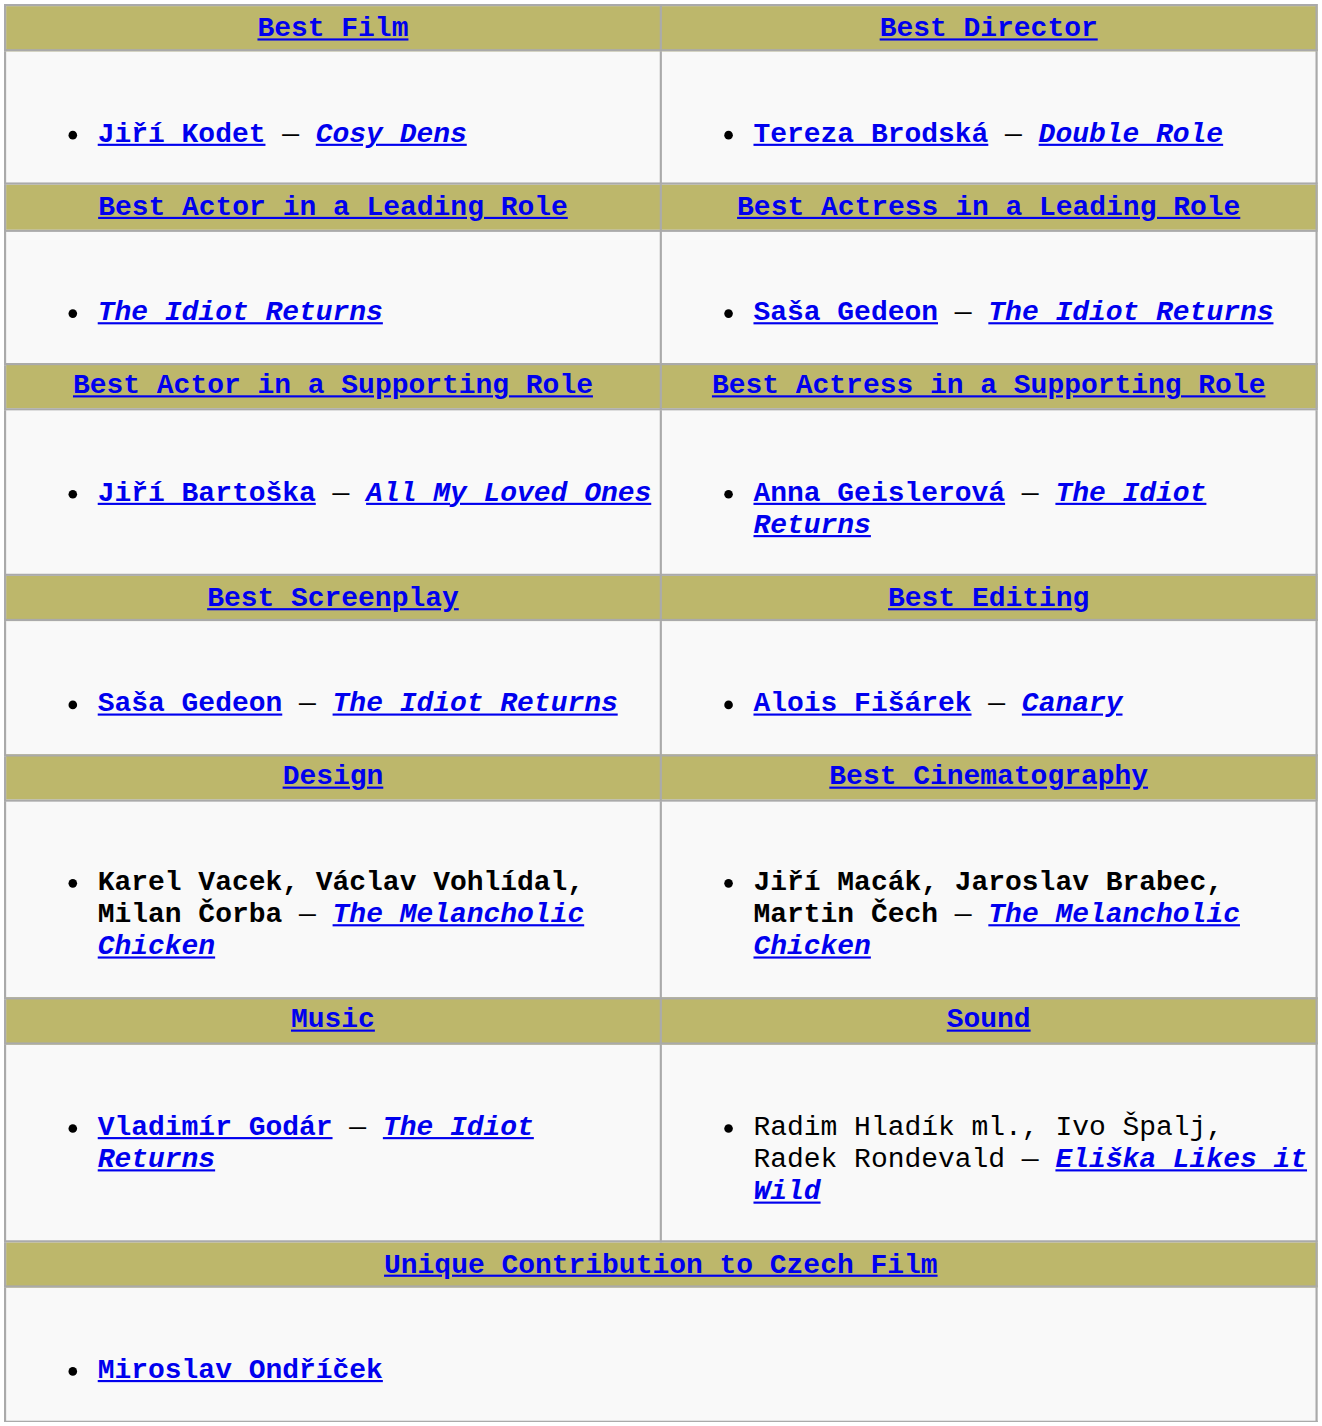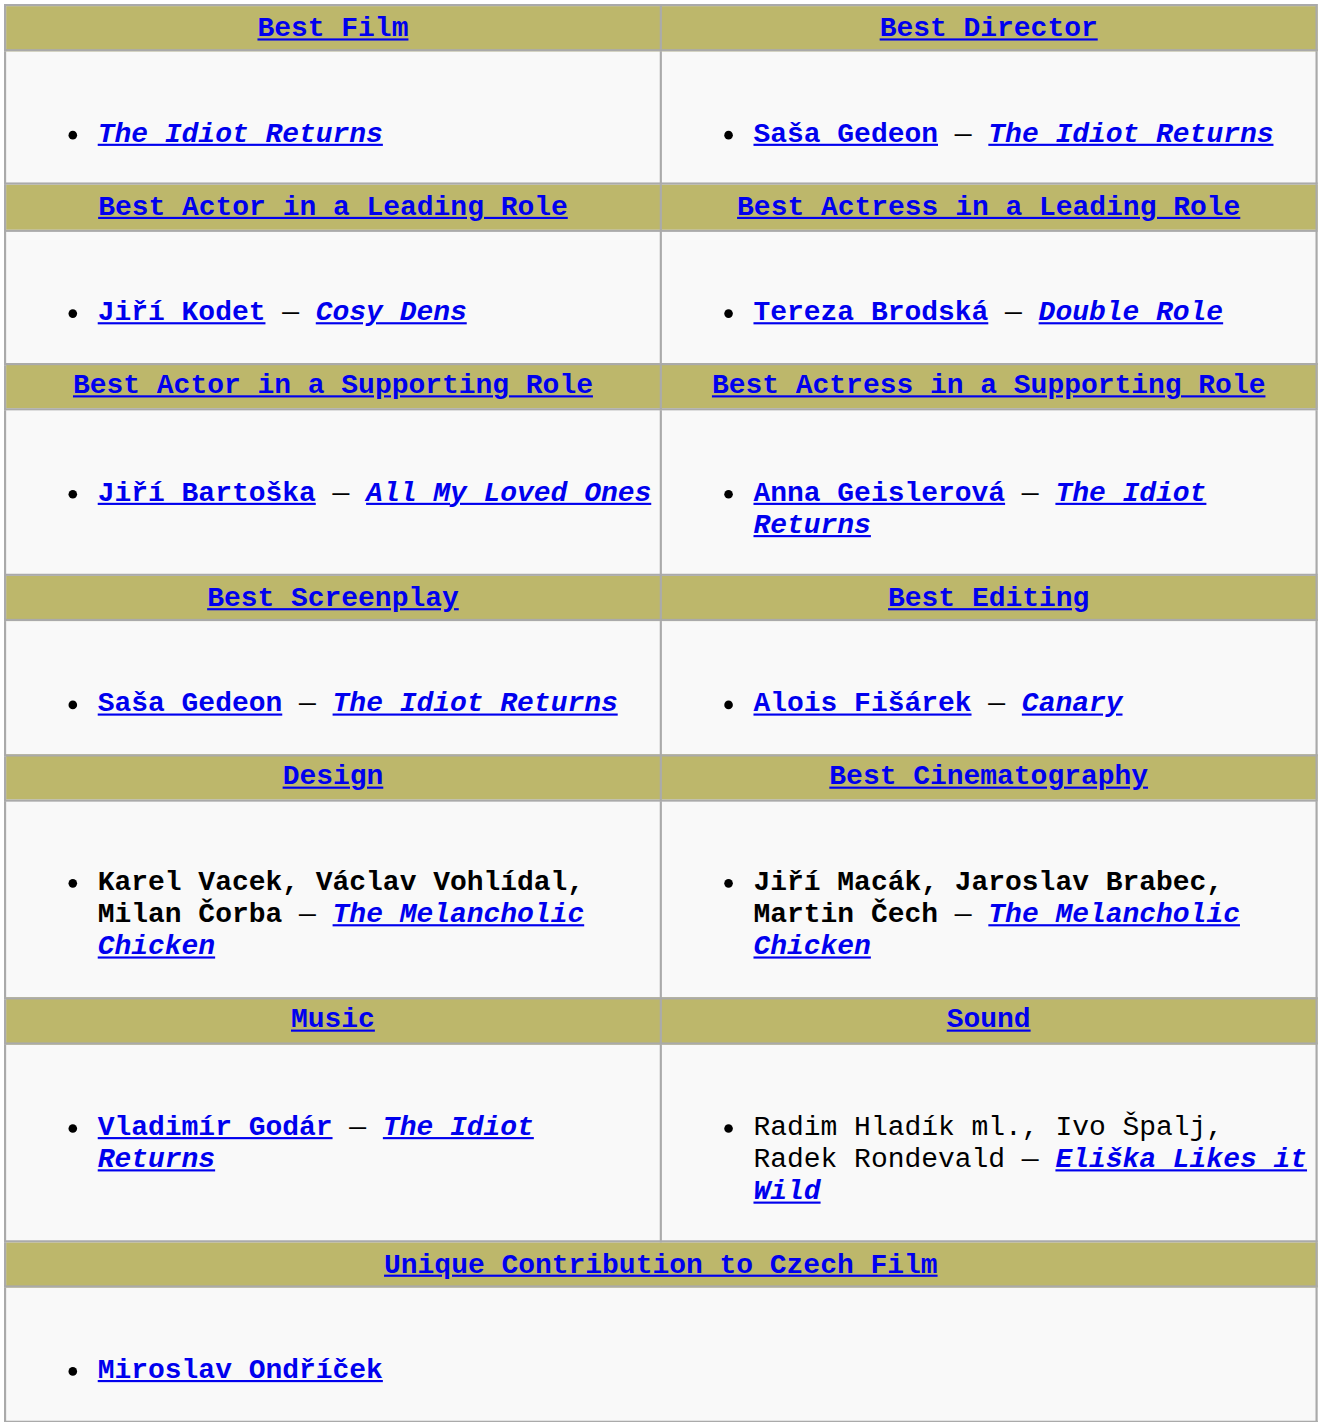rows swapped: (333, 313) <-> (333, 134)
